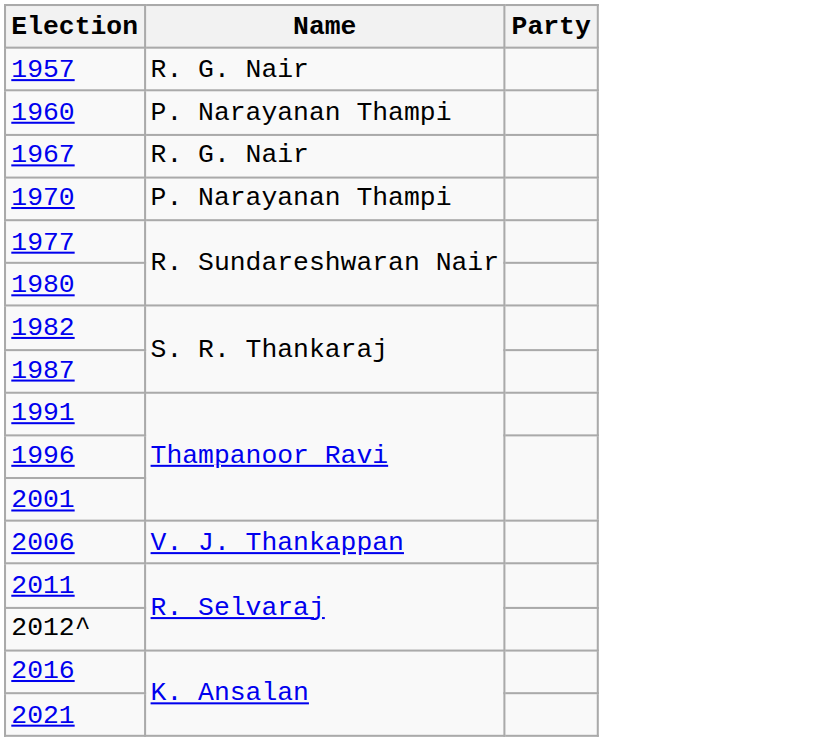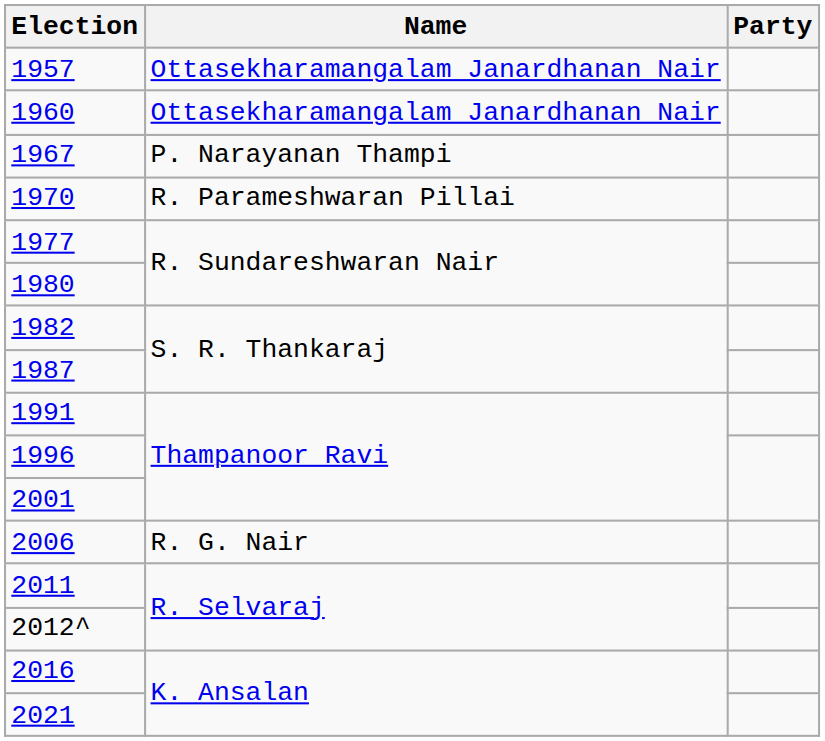(230, 70) R. G. Nair -> (436, 70) Ottasekharamangalam Janardhanan Nair
(301, 113) P. Narayanan Thampi -> (436, 113) Ottasekharamangalam Janardhanan Nair
(230, 156) R. G. Nair -> (301, 156) P. Narayanan Thampi
(301, 199) P. Narayanan Thampi -> (333, 199) R. Parameshwaran Pillai
(277, 543) V. J. Thankappan -> (230, 543) R. G. Nair
